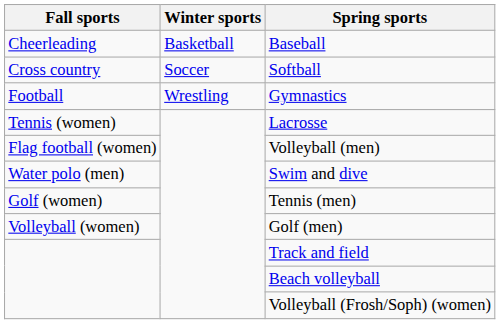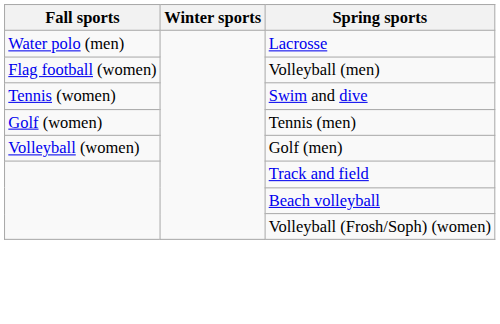- row: (297, 43)
- row: (295, 69)
- row: (308, 95)
(62, 122) Tennis (women) -> (66, 43) Water polo (men)
(66, 174) Water polo (men) -> (62, 95) Tennis (women)
